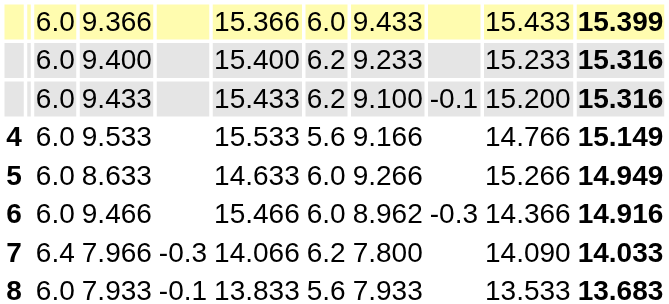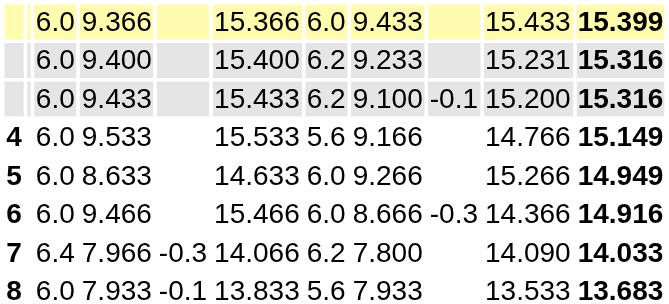(528, 60) 15.233 -> (528, 60) 15.231
(388, 214) 8.962 -> (388, 214) 8.666
